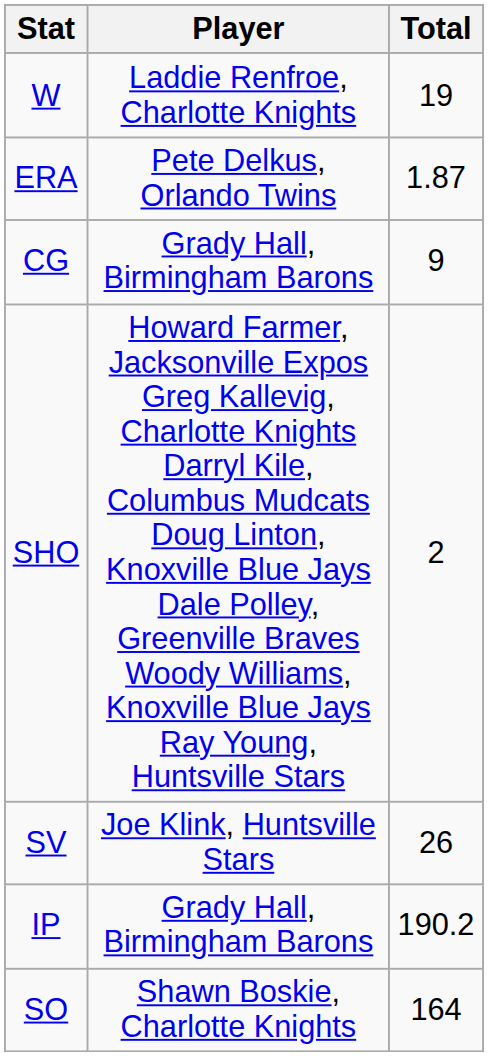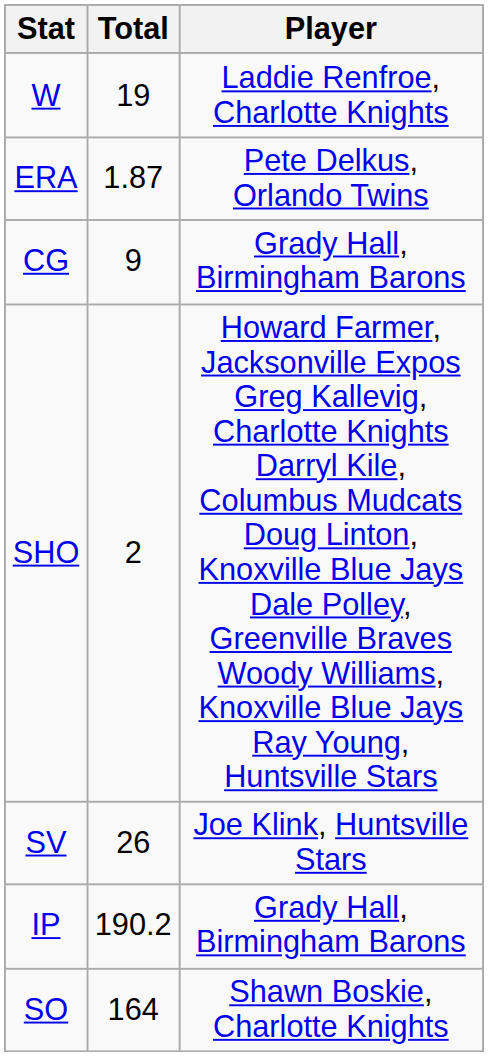columns swapped: (238, 28) <-> (436, 28)
